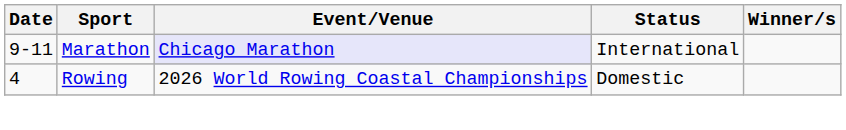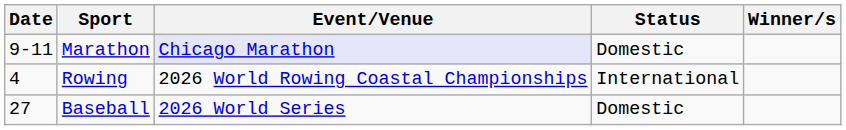(668, 50) International -> (640, 50) Domestic
(640, 79) Domestic -> (668, 79) International
+ row: (106, 109)
